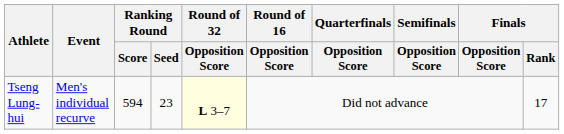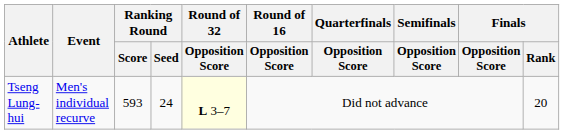(133, 103) 594 -> (133, 103) 593
(166, 103) 23 -> (166, 103) 24
(541, 103) 17 -> (541, 103) 20
